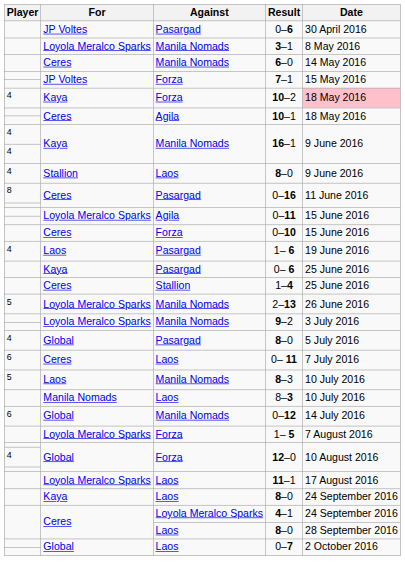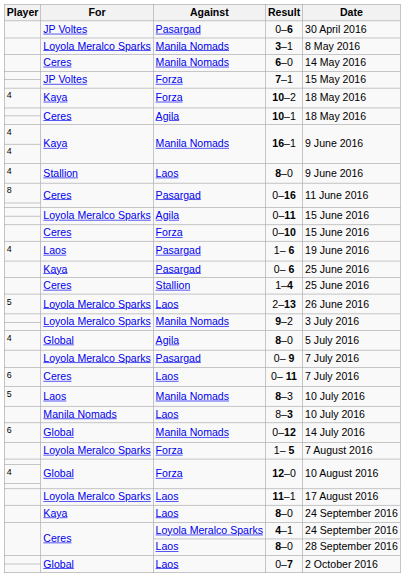(336, 98) pink background -> (336, 98) no background
(192, 304) Manila Nomads -> (167, 304) Laos
(178, 340) Pasargad -> (167, 340) Agila
+ row: (97, 358)
